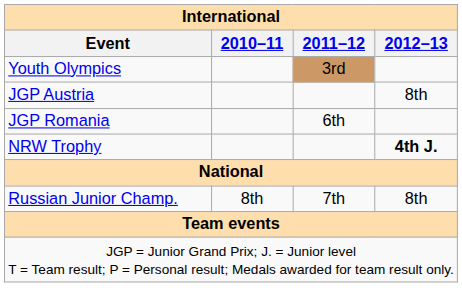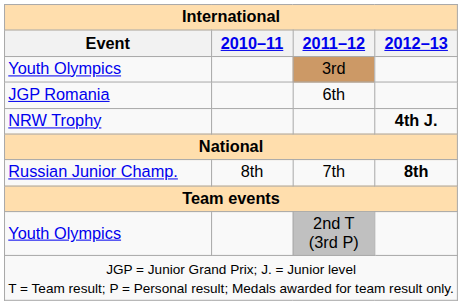- row: (51, 95)
(416, 198) normal -> (416, 172) bold
+ row: (65, 233)
